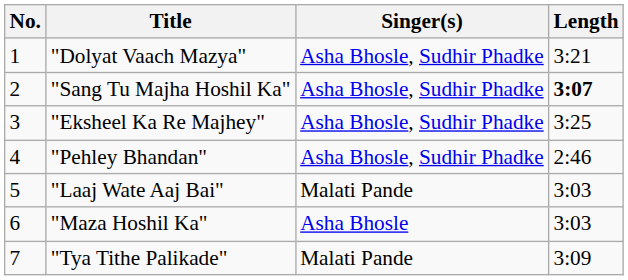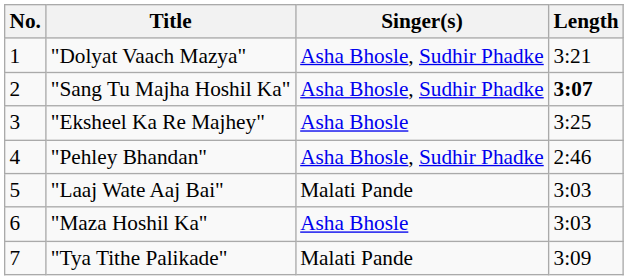(422, 122) Asha Bhosle, Sudhir Phadke -> (354, 122) Asha Bhosle
